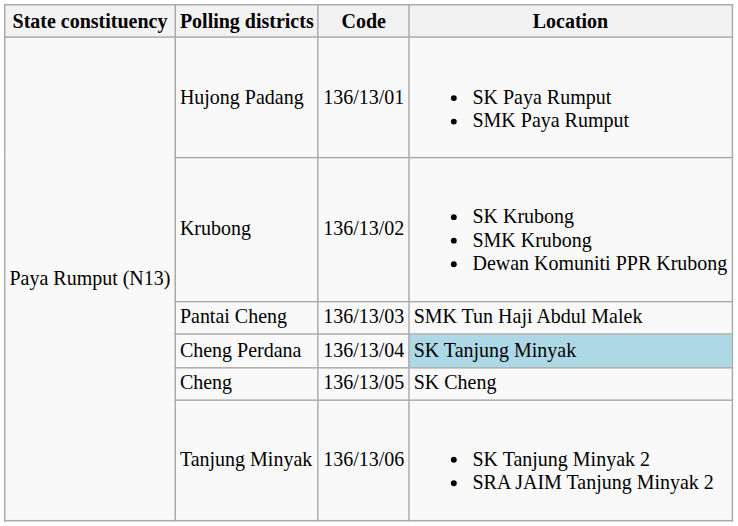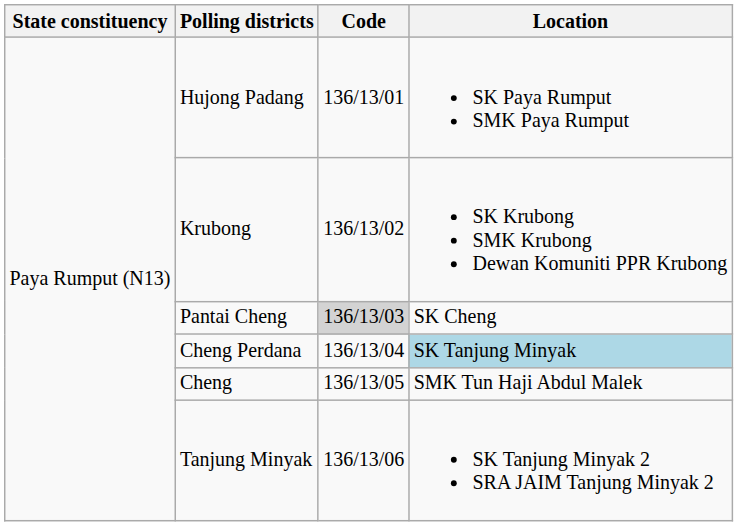(364, 317) no background -> (364, 317) lightgrey background
(528, 317) SMK Tun Haji Abdul Malek -> (455, 317) SK Cheng
(455, 383) SK Cheng -> (528, 383) SMK Tun Haji Abdul Malek
